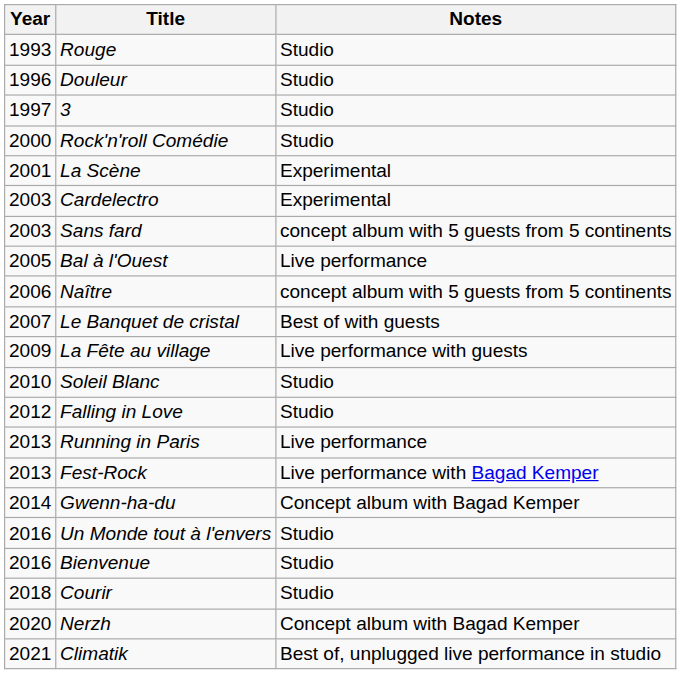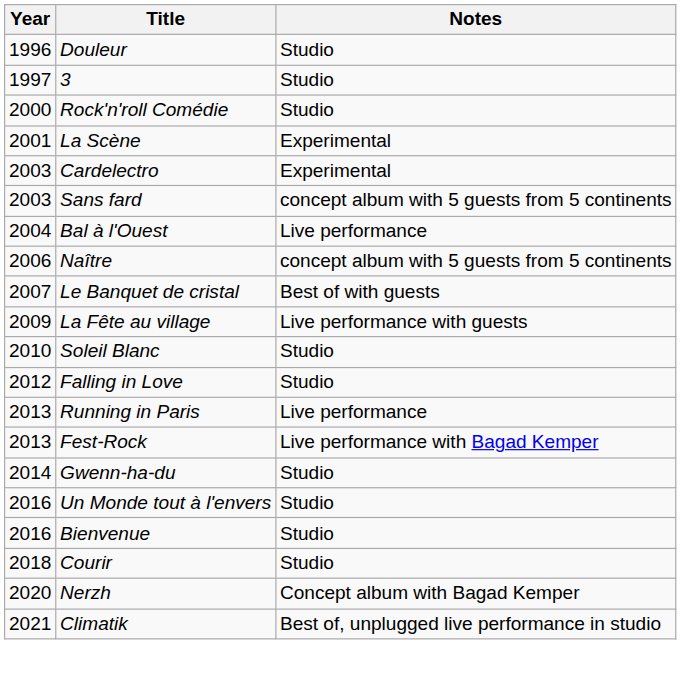- row: (88, 49)
(30, 261) 2005 -> (30, 230) 2004
(430, 502) Concept album with Bagad Kemper -> (307, 472) Studio
